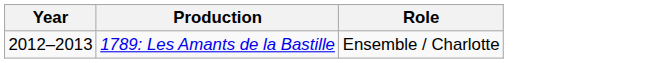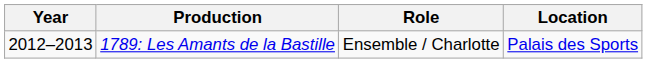+ column: (573, 17)
